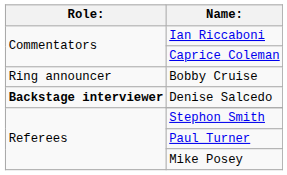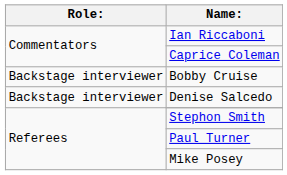(60, 77) Ring announcer -> (86, 77) Backstage interviewer
(86, 98) bold -> (86, 98) normal
